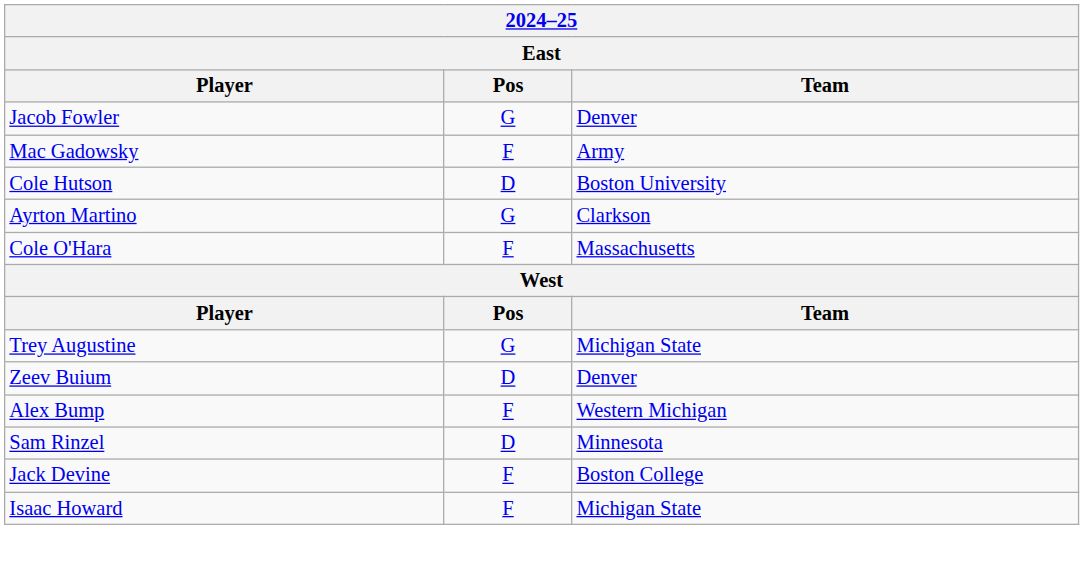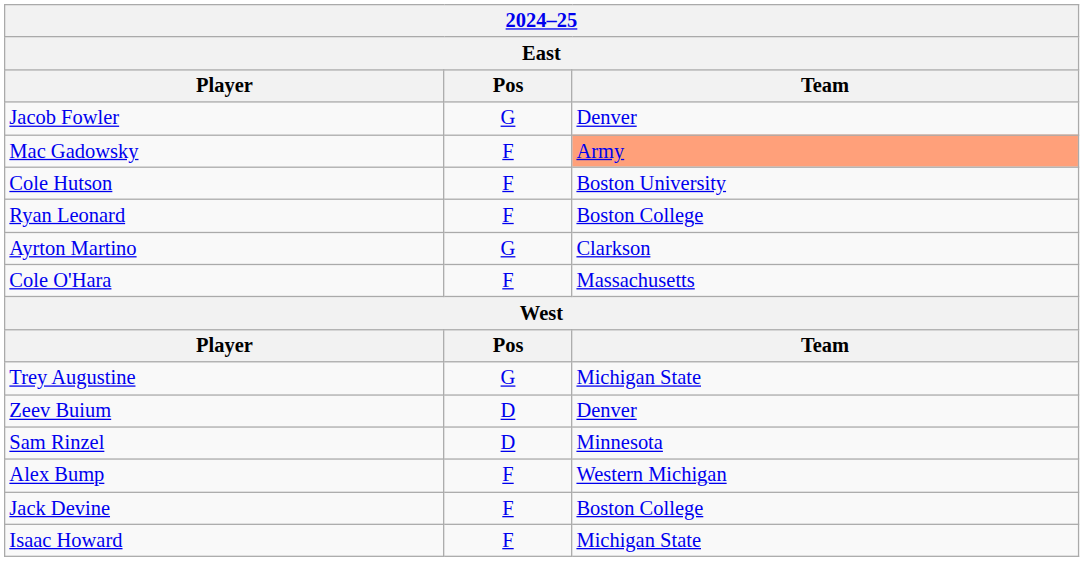(600, 150) no background -> (600, 150) lightsalmon background
(508, 183) D -> (508, 183) F
+ row: (67, 215)
rows swapped: (57, 442) <-> (57, 410)
